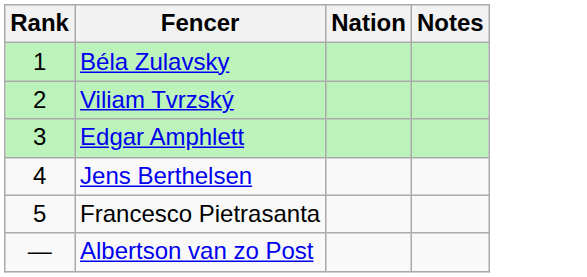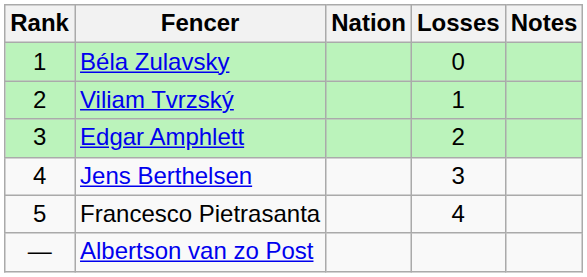+ column: (458, 23)
